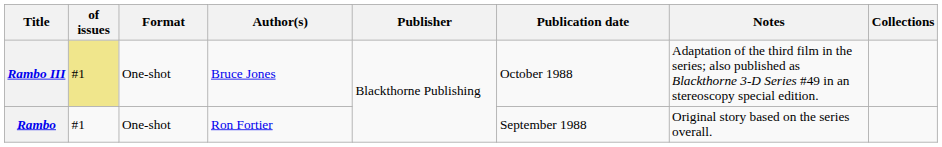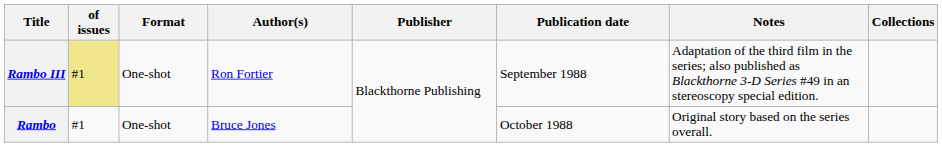(243, 73) Bruce Jones -> (242, 73) Ron Fortier
(536, 73) October 1988 -> (543, 73) September 1988
(242, 124) Ron Fortier -> (243, 124) Bruce Jones
(543, 124) September 1988 -> (536, 124) October 1988
